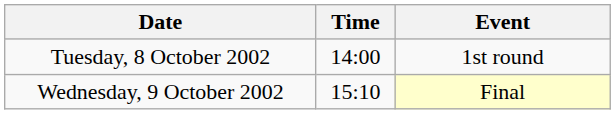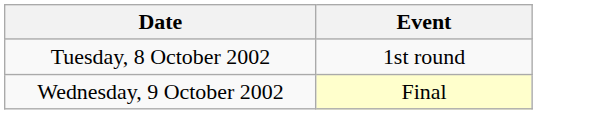- column: (355, 21)
